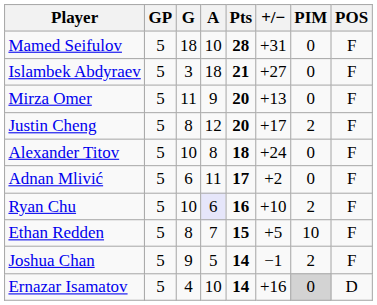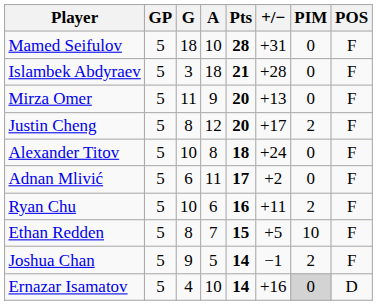(273, 71) +27 -> (273, 71) +28
(213, 206) lavender background -> (213, 206) no background
(273, 206) +10 -> (273, 206) +11
